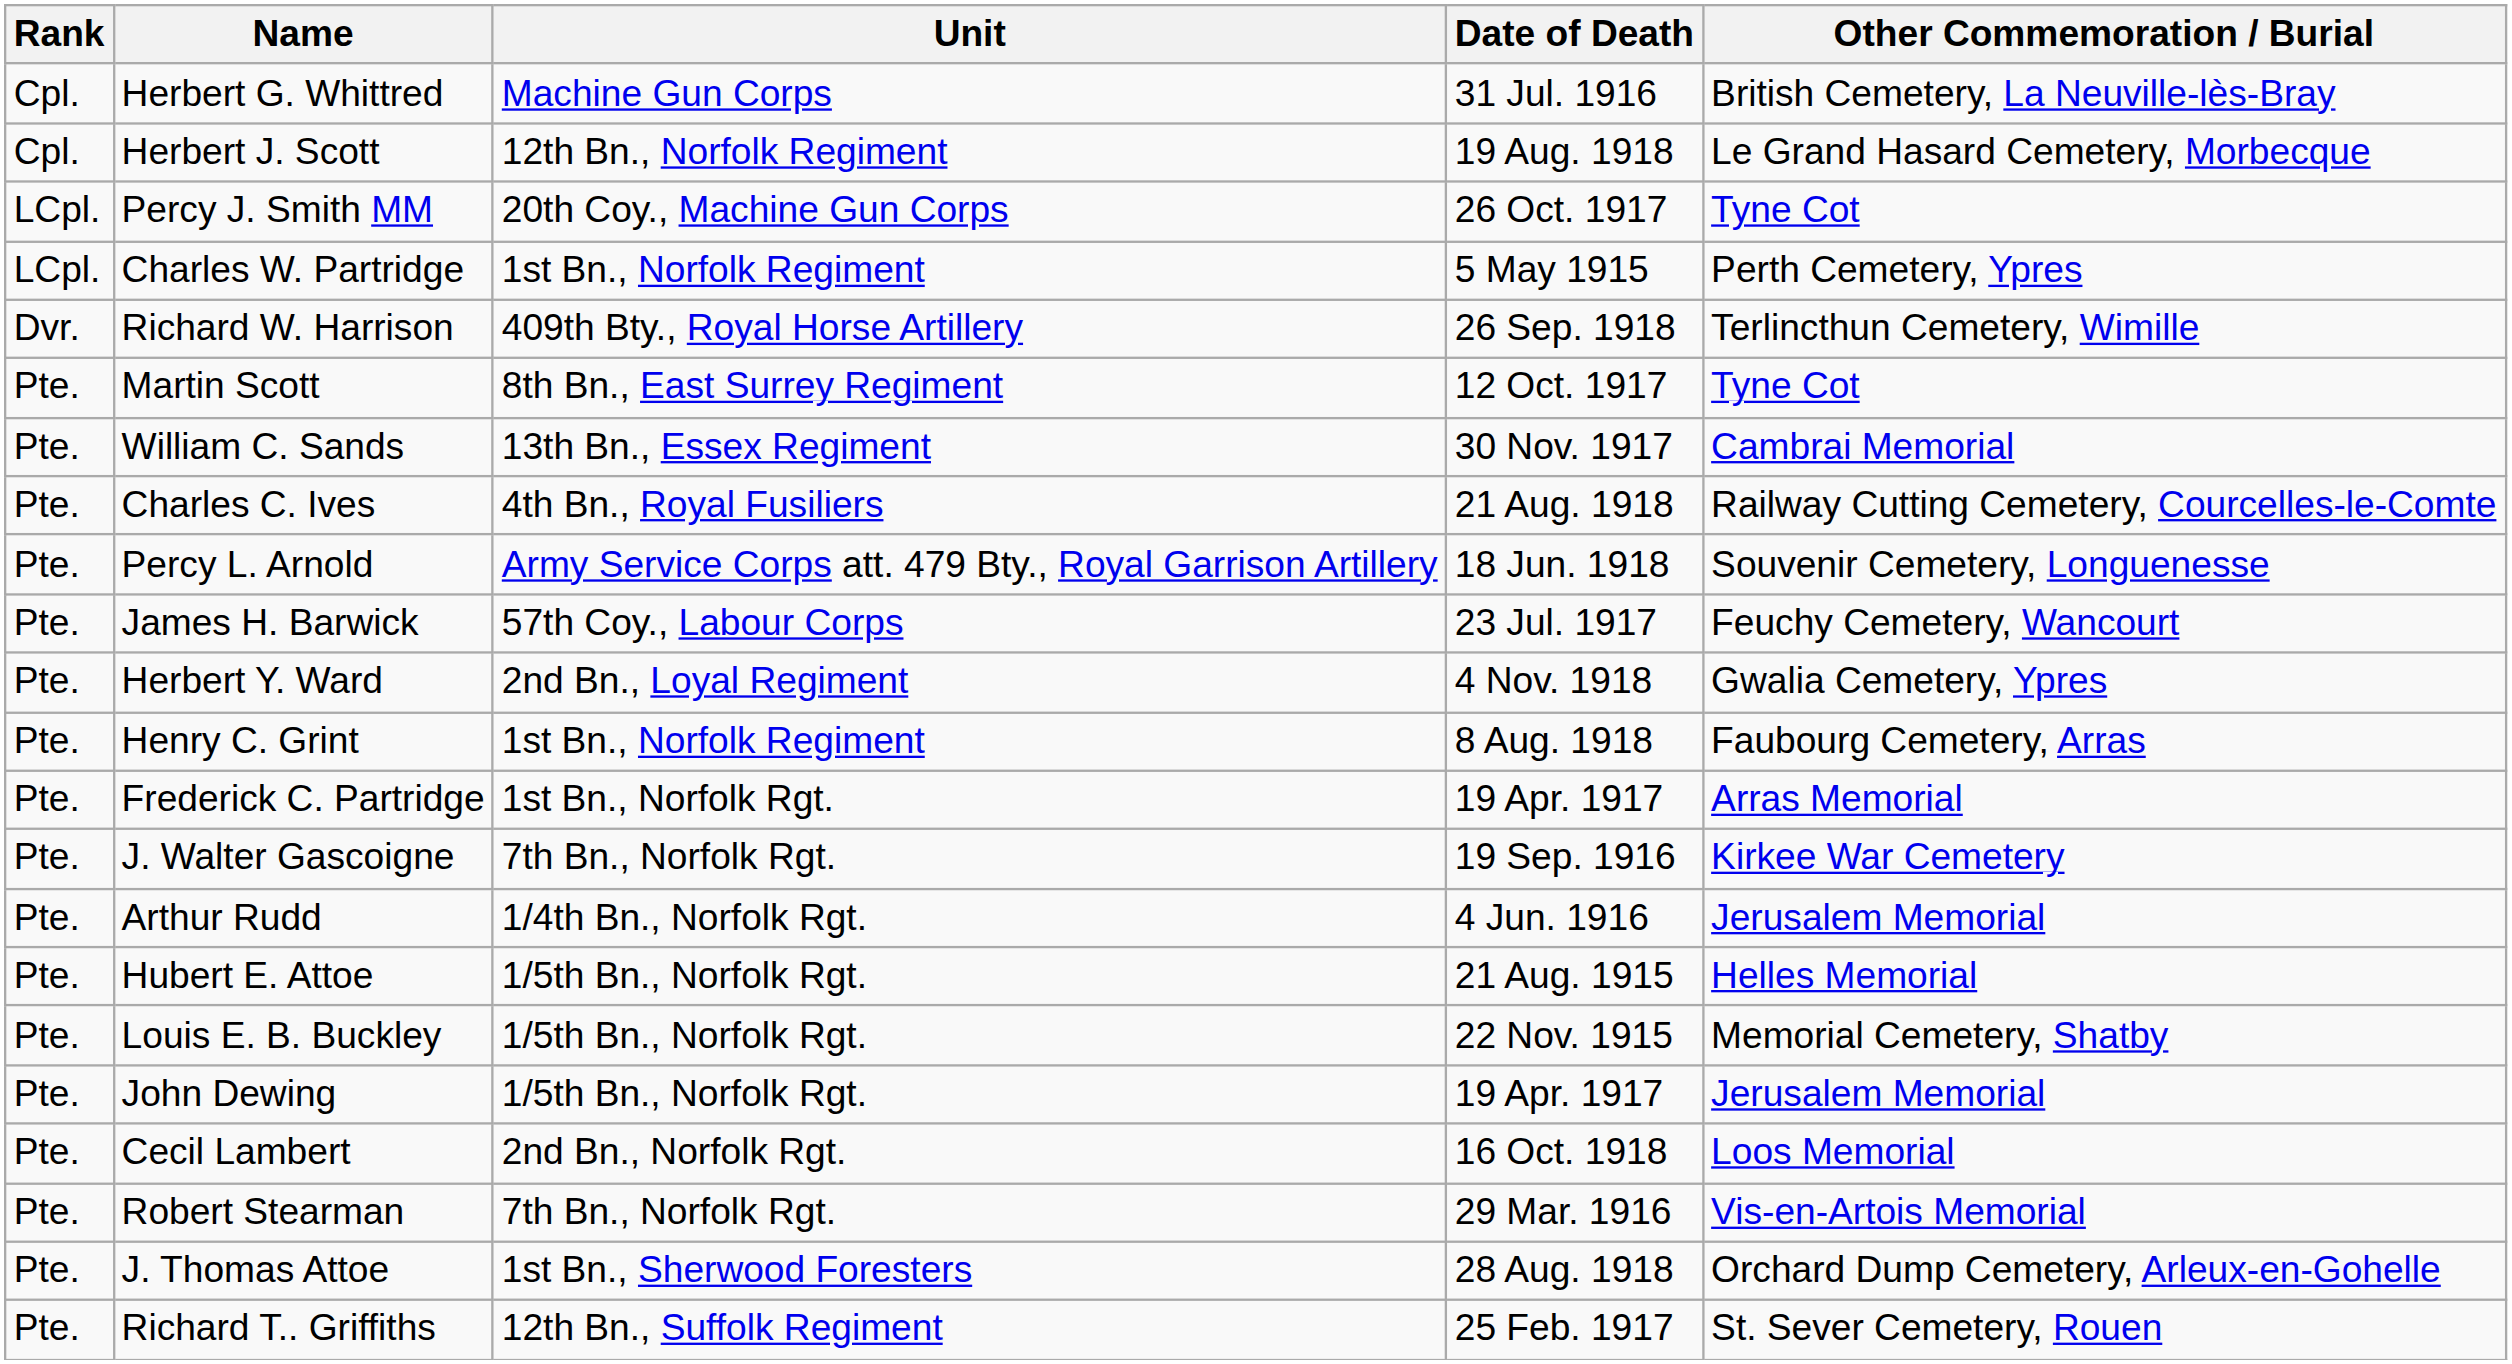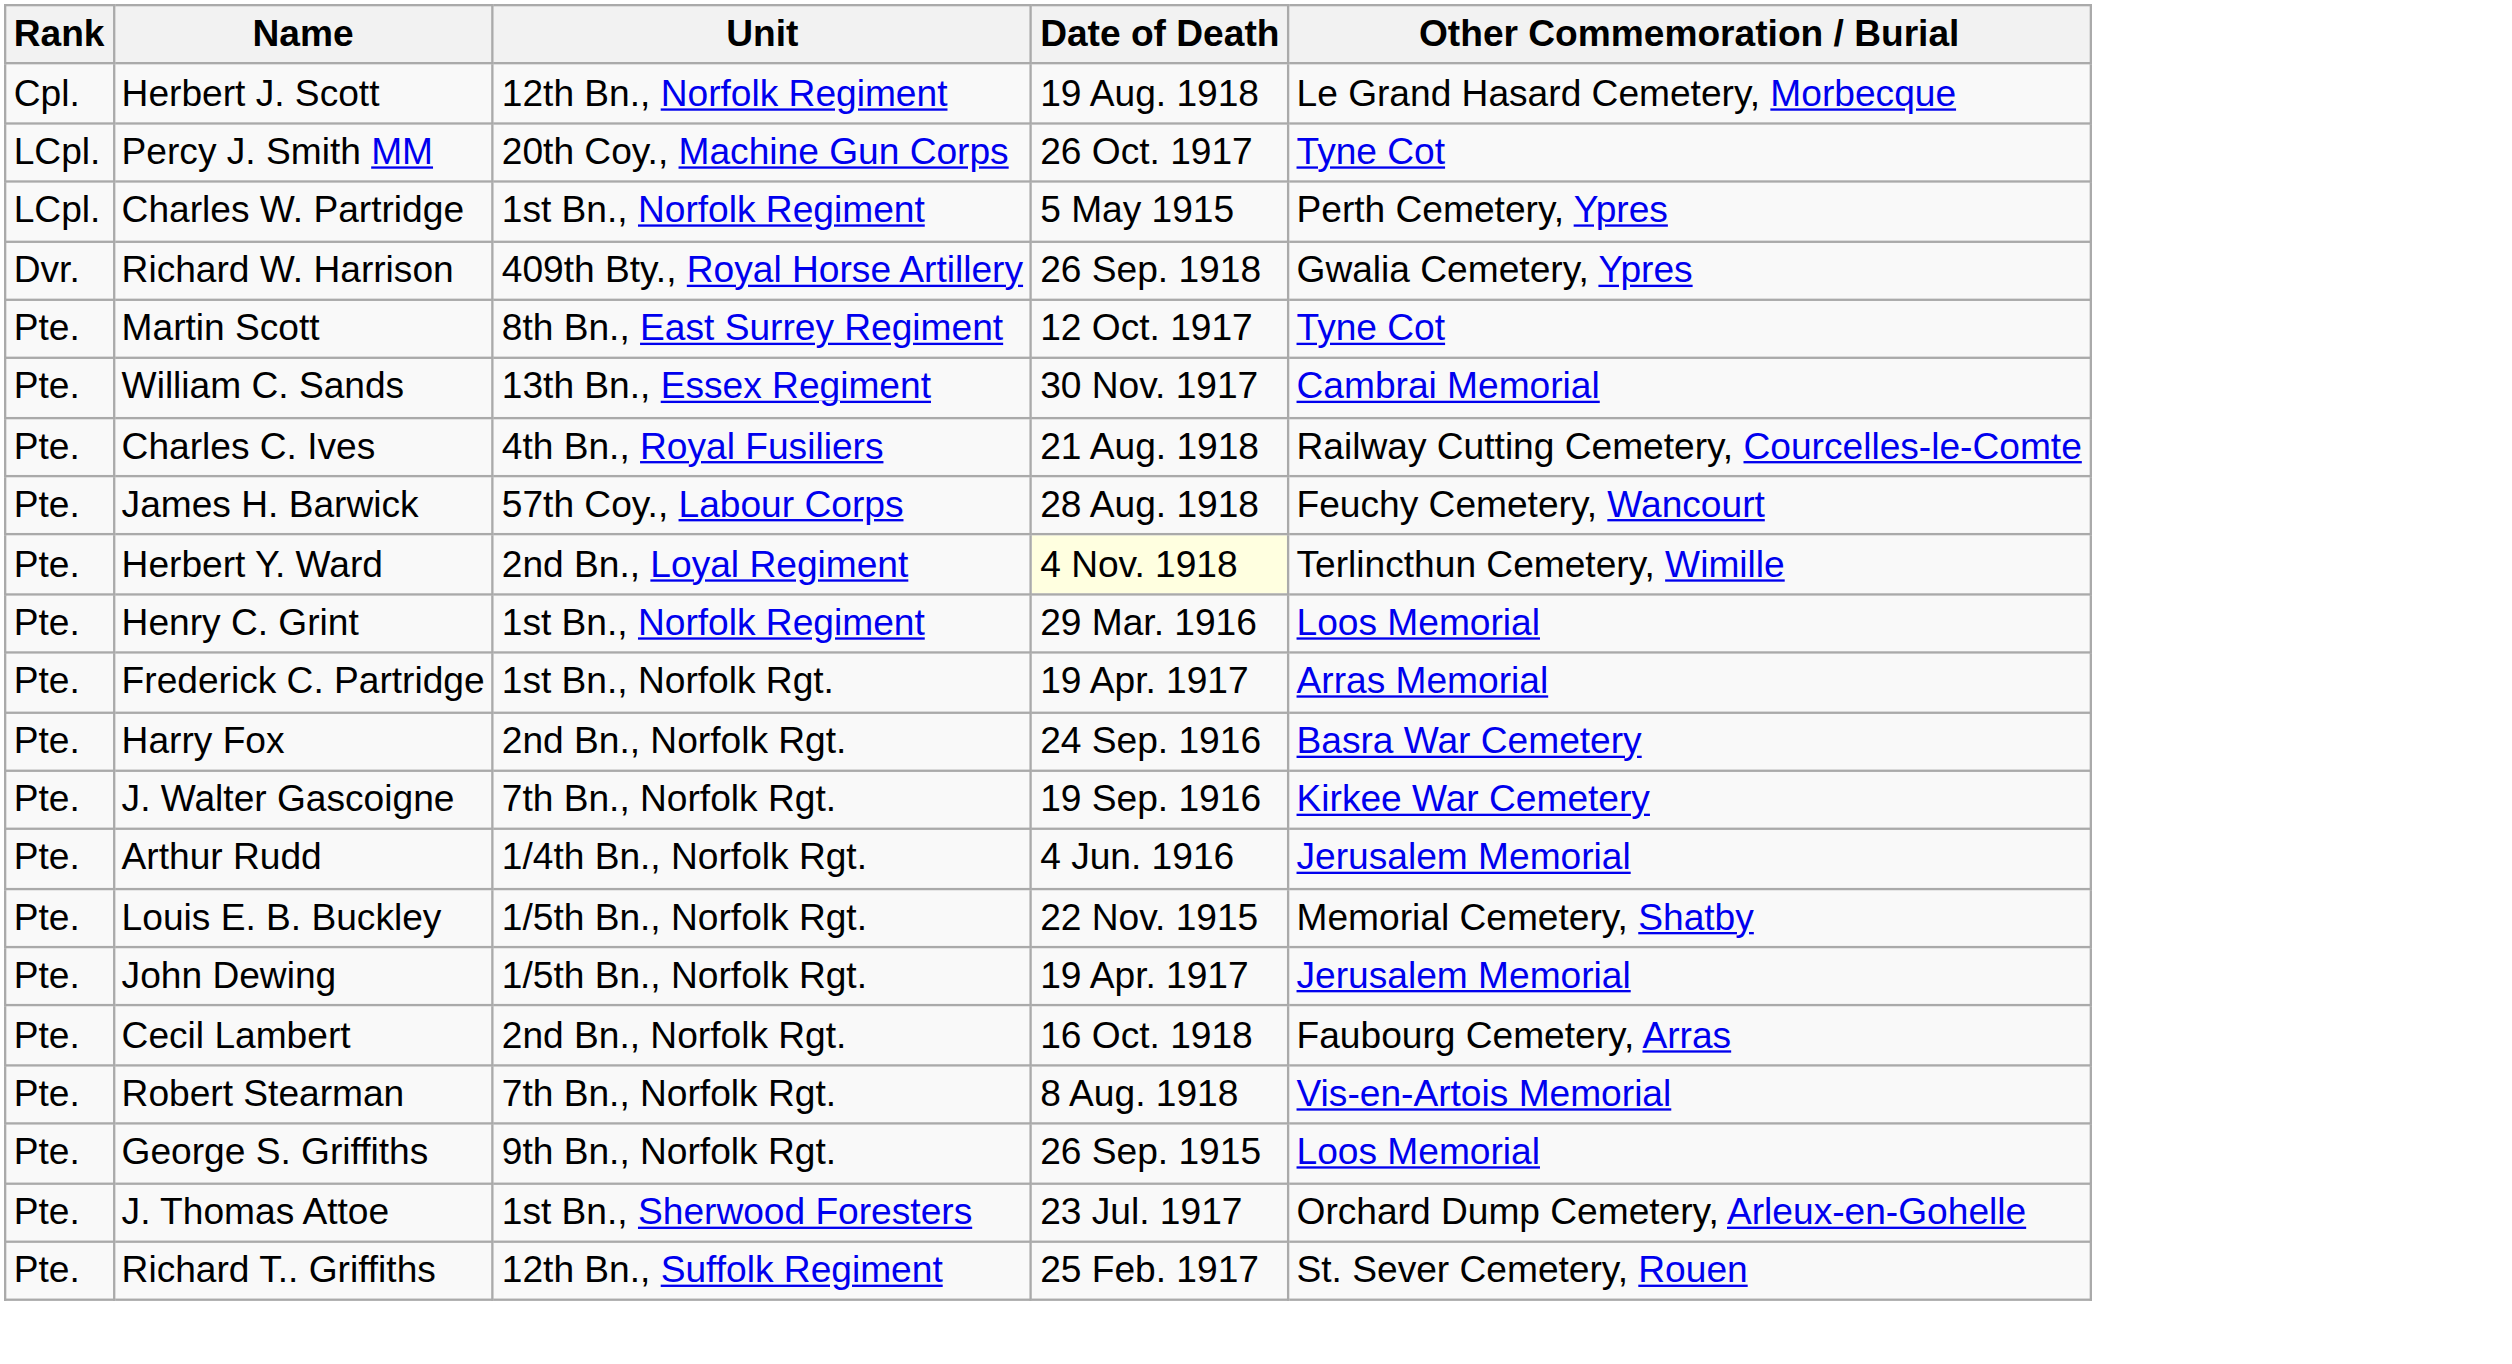- row: (282, 92)
(1955, 328) Terlincthun Cemetery, Wimille -> (1495, 269) Gwalia Cemetery, Ypres
- row: (247, 563)
(1556, 622) 23 Jul. 1917 -> (1150, 504) 28 Aug. 1918
(1553, 681) no background -> (1139, 563) lightyellow background
(1909, 681) Gwalia Cemetery, Ypres -> (1541, 563) Terlincthun Cemetery, Wimille
(1554, 740) 8 Aug. 1918 -> (1149, 622) 29 Mar. 1916
(1928, 740) Faubourg Cemetery, Arras -> (1418, 622) Loos Memorial
+ row: (203, 740)
- row: (247, 975)
(1833, 1152) Loos Memorial -> (1514, 1034) Faubourg Cemetery, Arras
(1563, 1211) 29 Mar. 1916 -> (1139, 1093) 8 Aug. 1918
+ row: (275, 1152)
(1564, 1270) 28 Aug. 1918 -> (1141, 1211) 23 Jul. 1917
